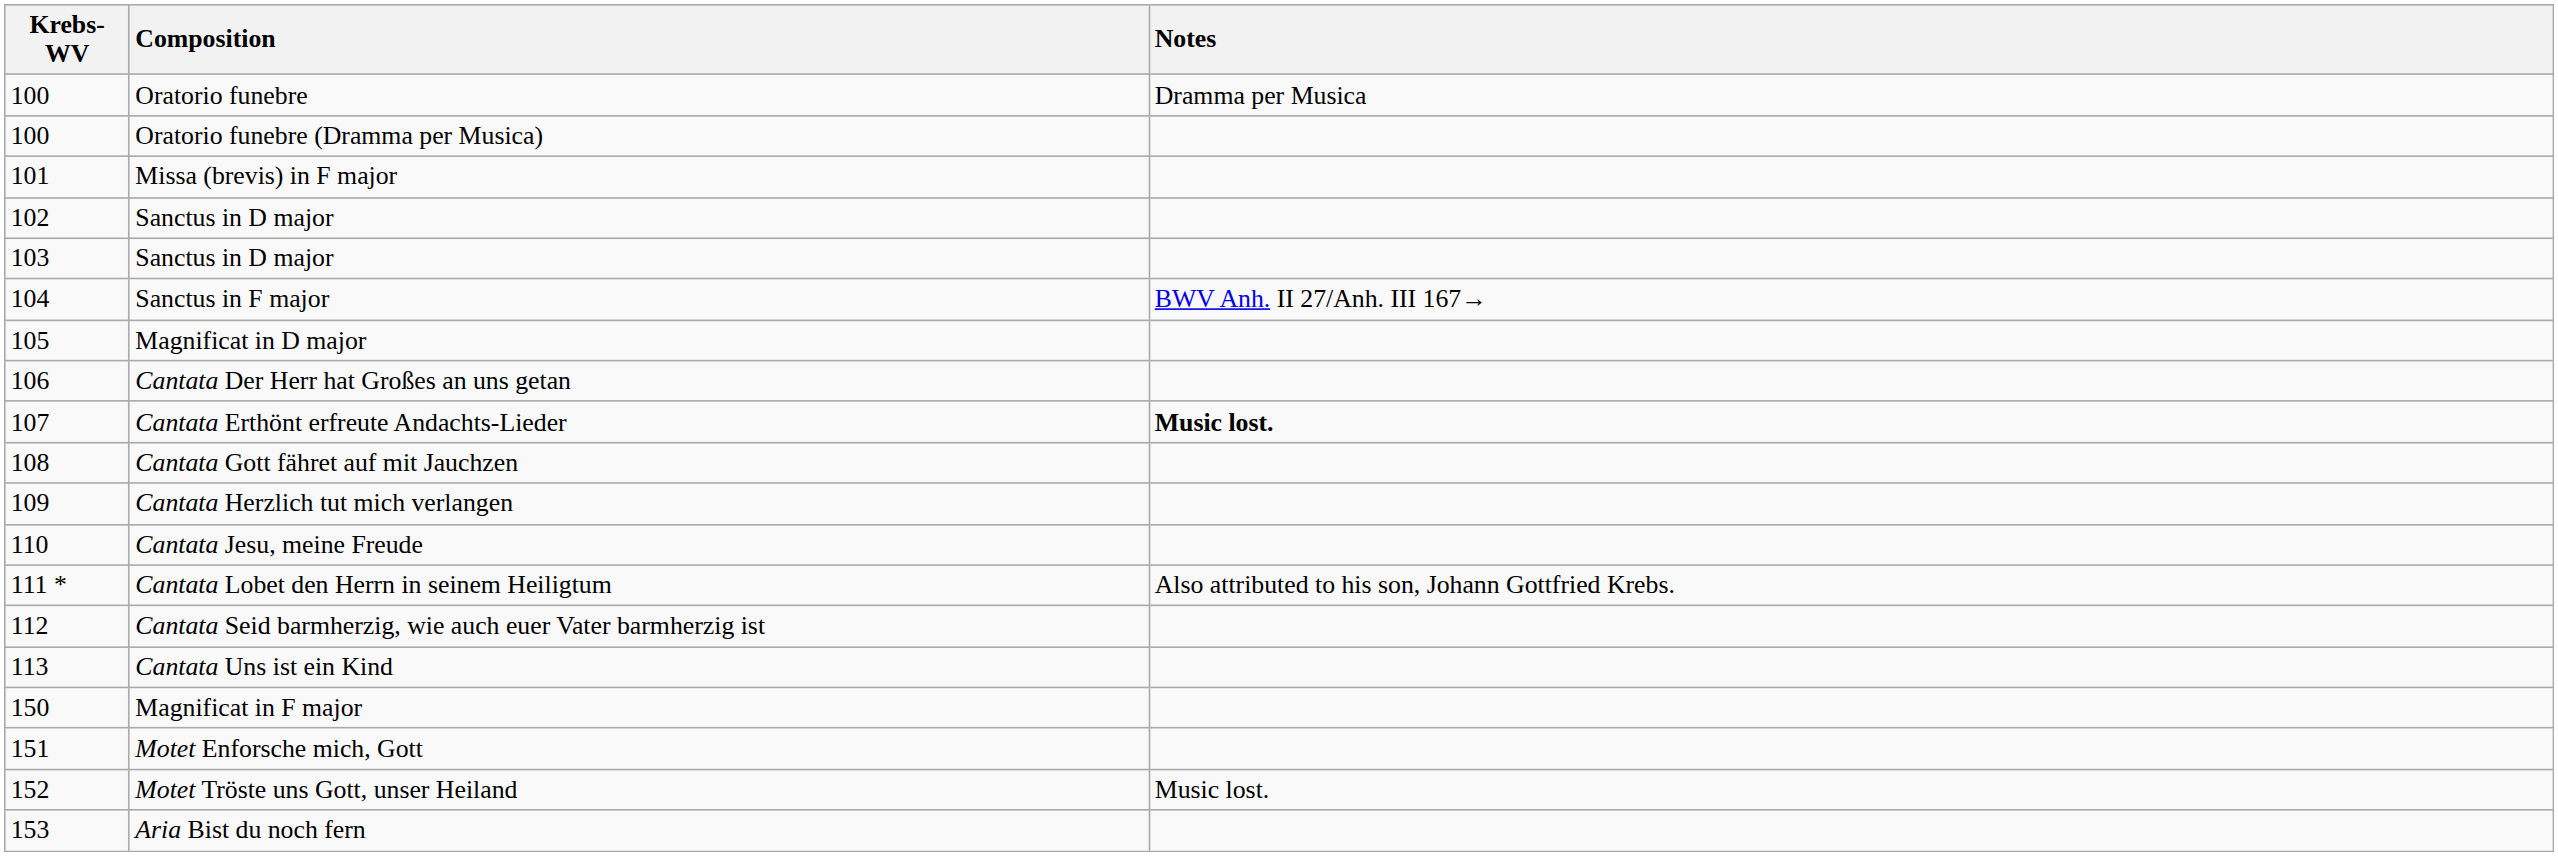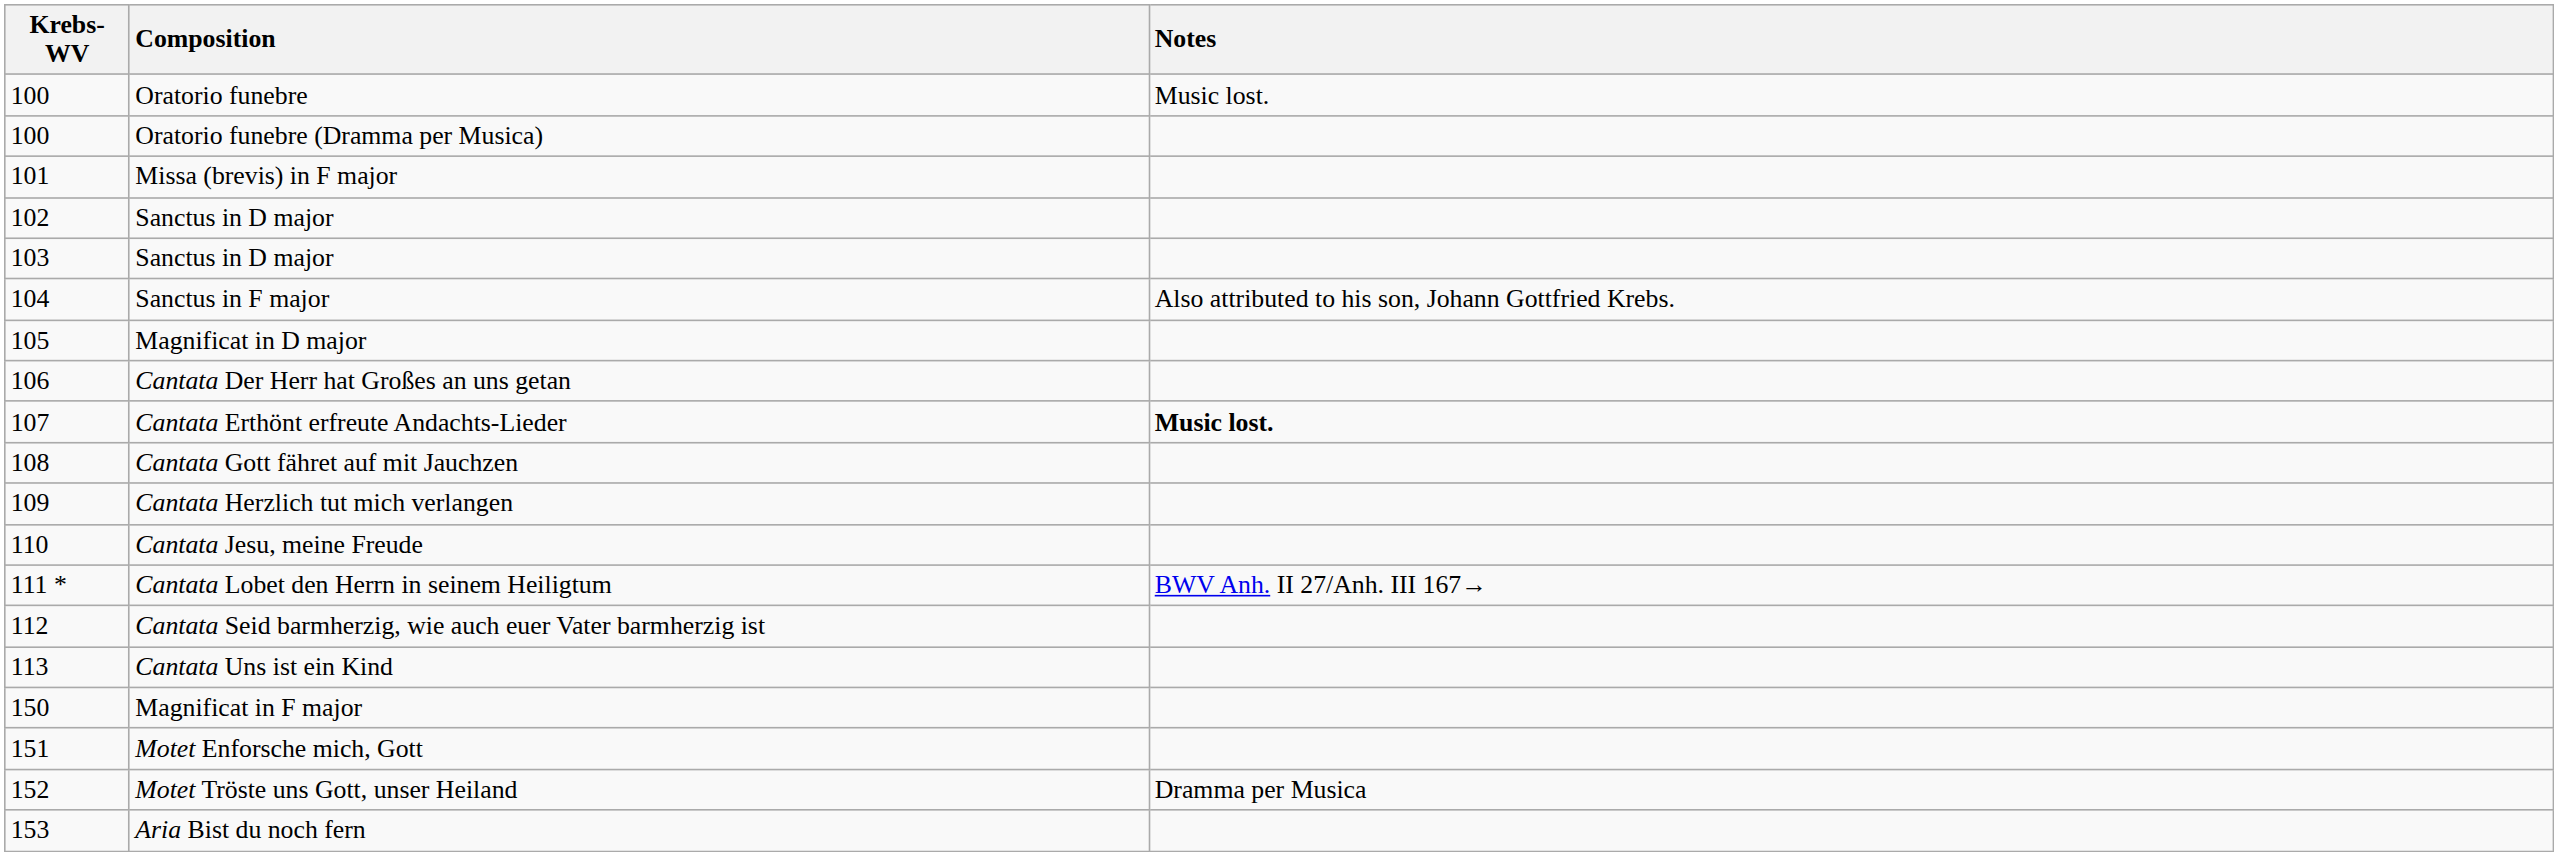(1261, 94) Dramma per Musica -> (1212, 94) Music lost.
(1321, 299) BWV Anh. II 27/Anh. III 167→ -> (1415, 299) Also attributed to his son, Johann Gottfried Krebs.
(1415, 585) Also attributed to his son, Johann Gottfried Krebs. -> (1321, 585) BWV Anh. II 27/Anh. III 167→
(1212, 789) Music lost. -> (1261, 789) Dramma per Musica
